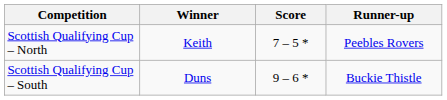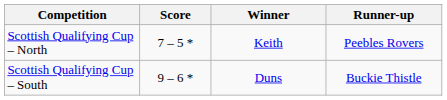columns swapped: (198, 14) <-> (291, 14)
